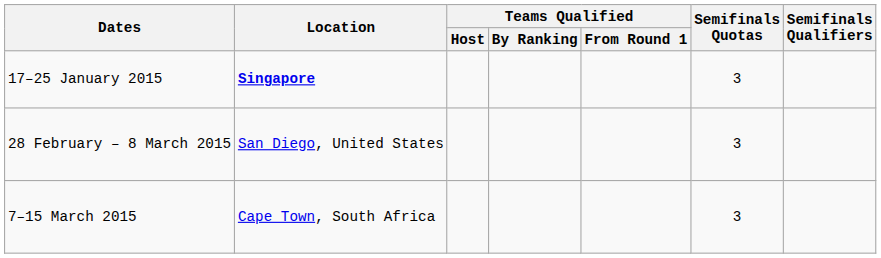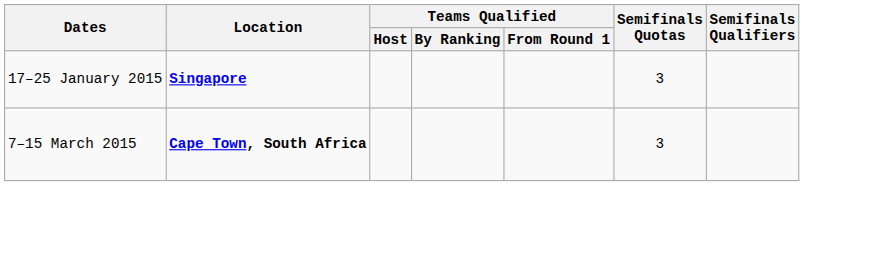- row: (120, 144)
(337, 217) normal -> (268, 144) bold
